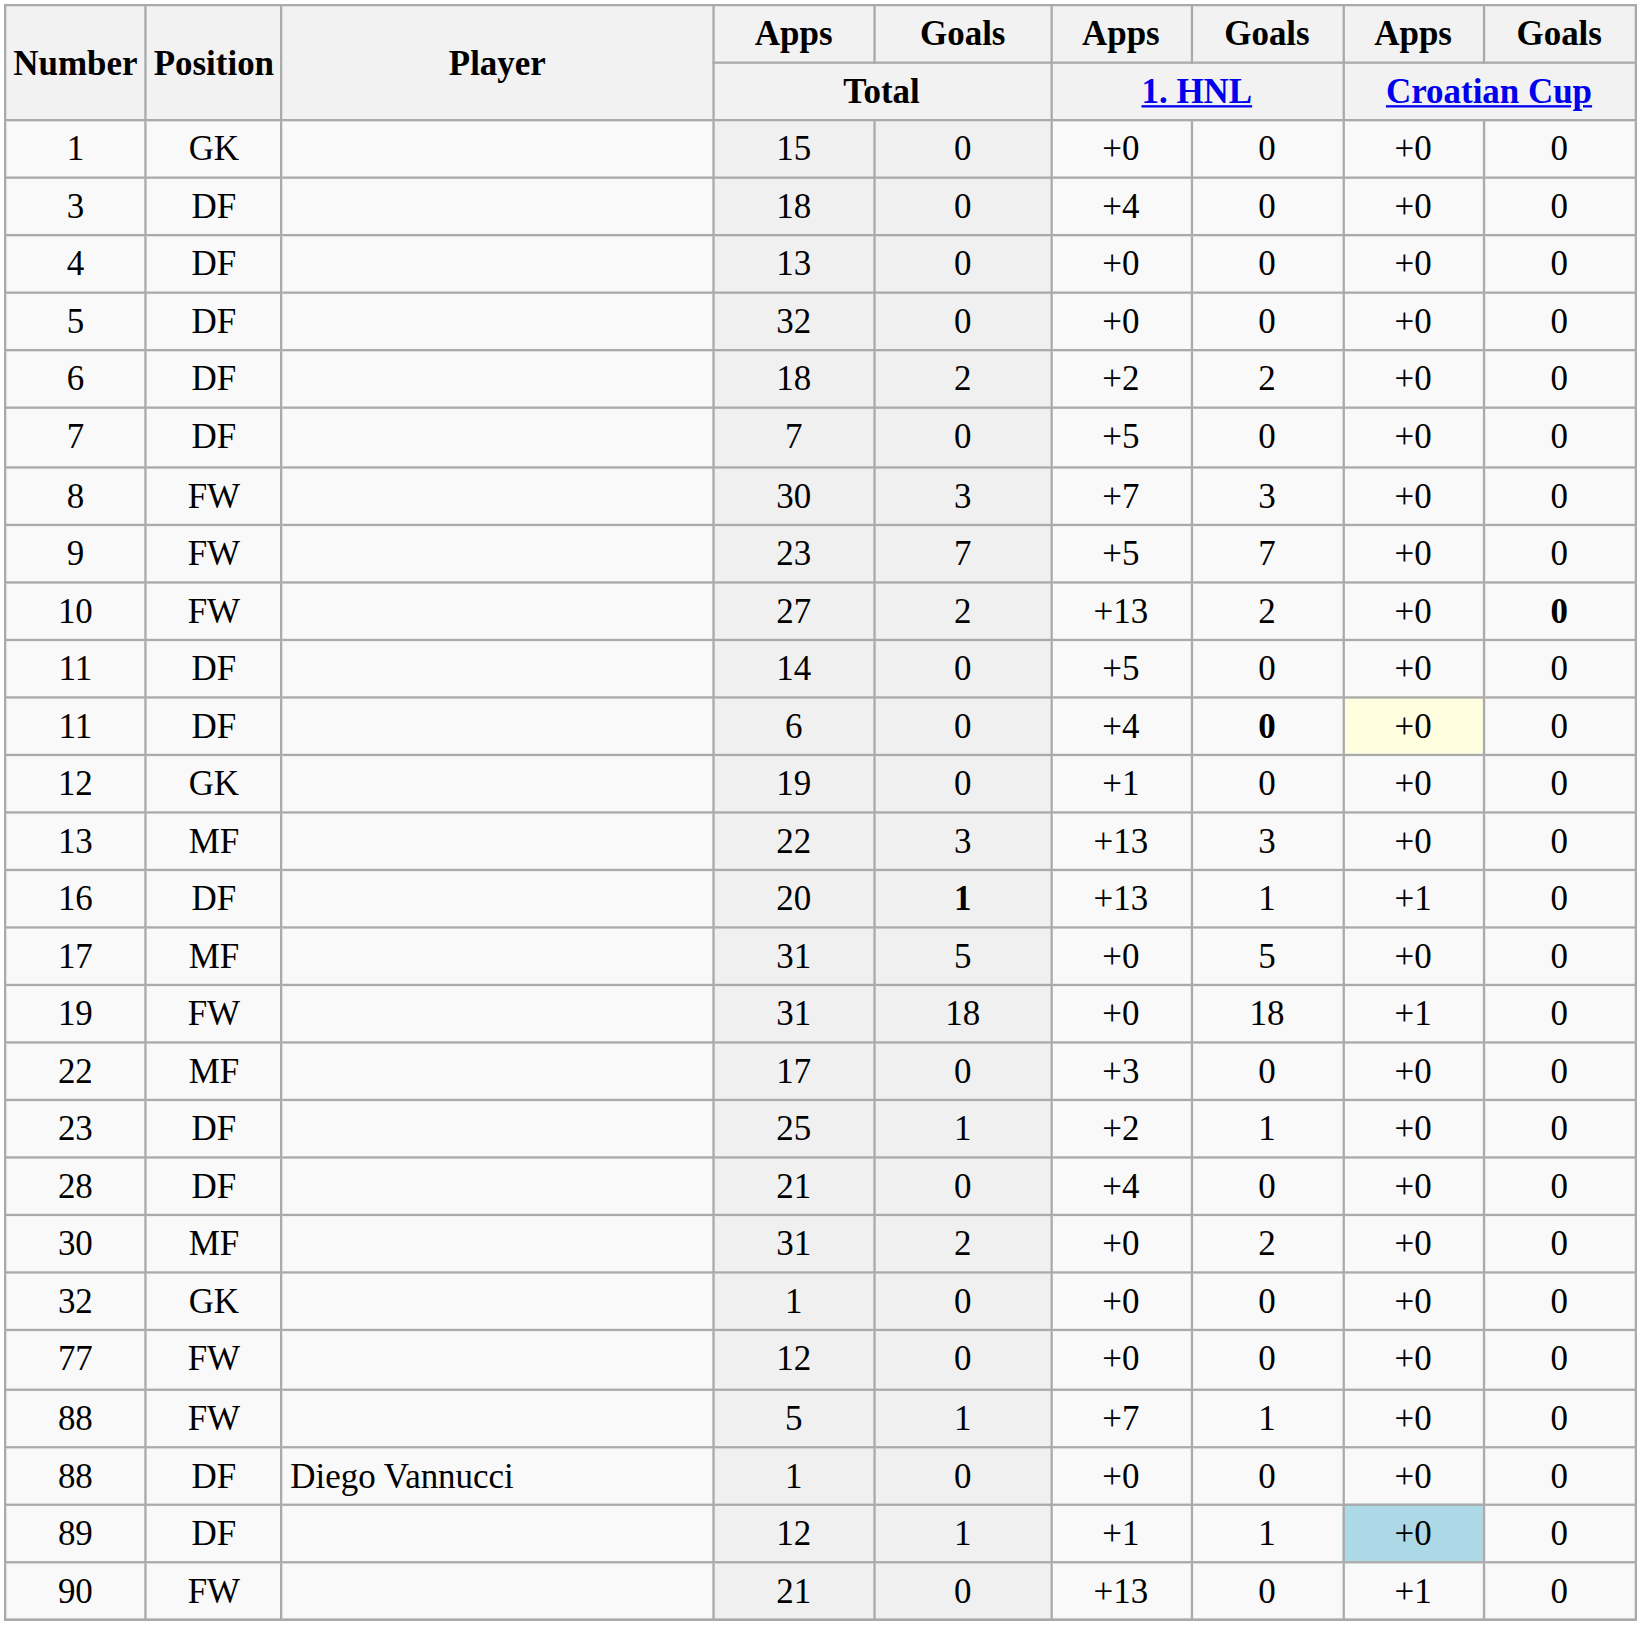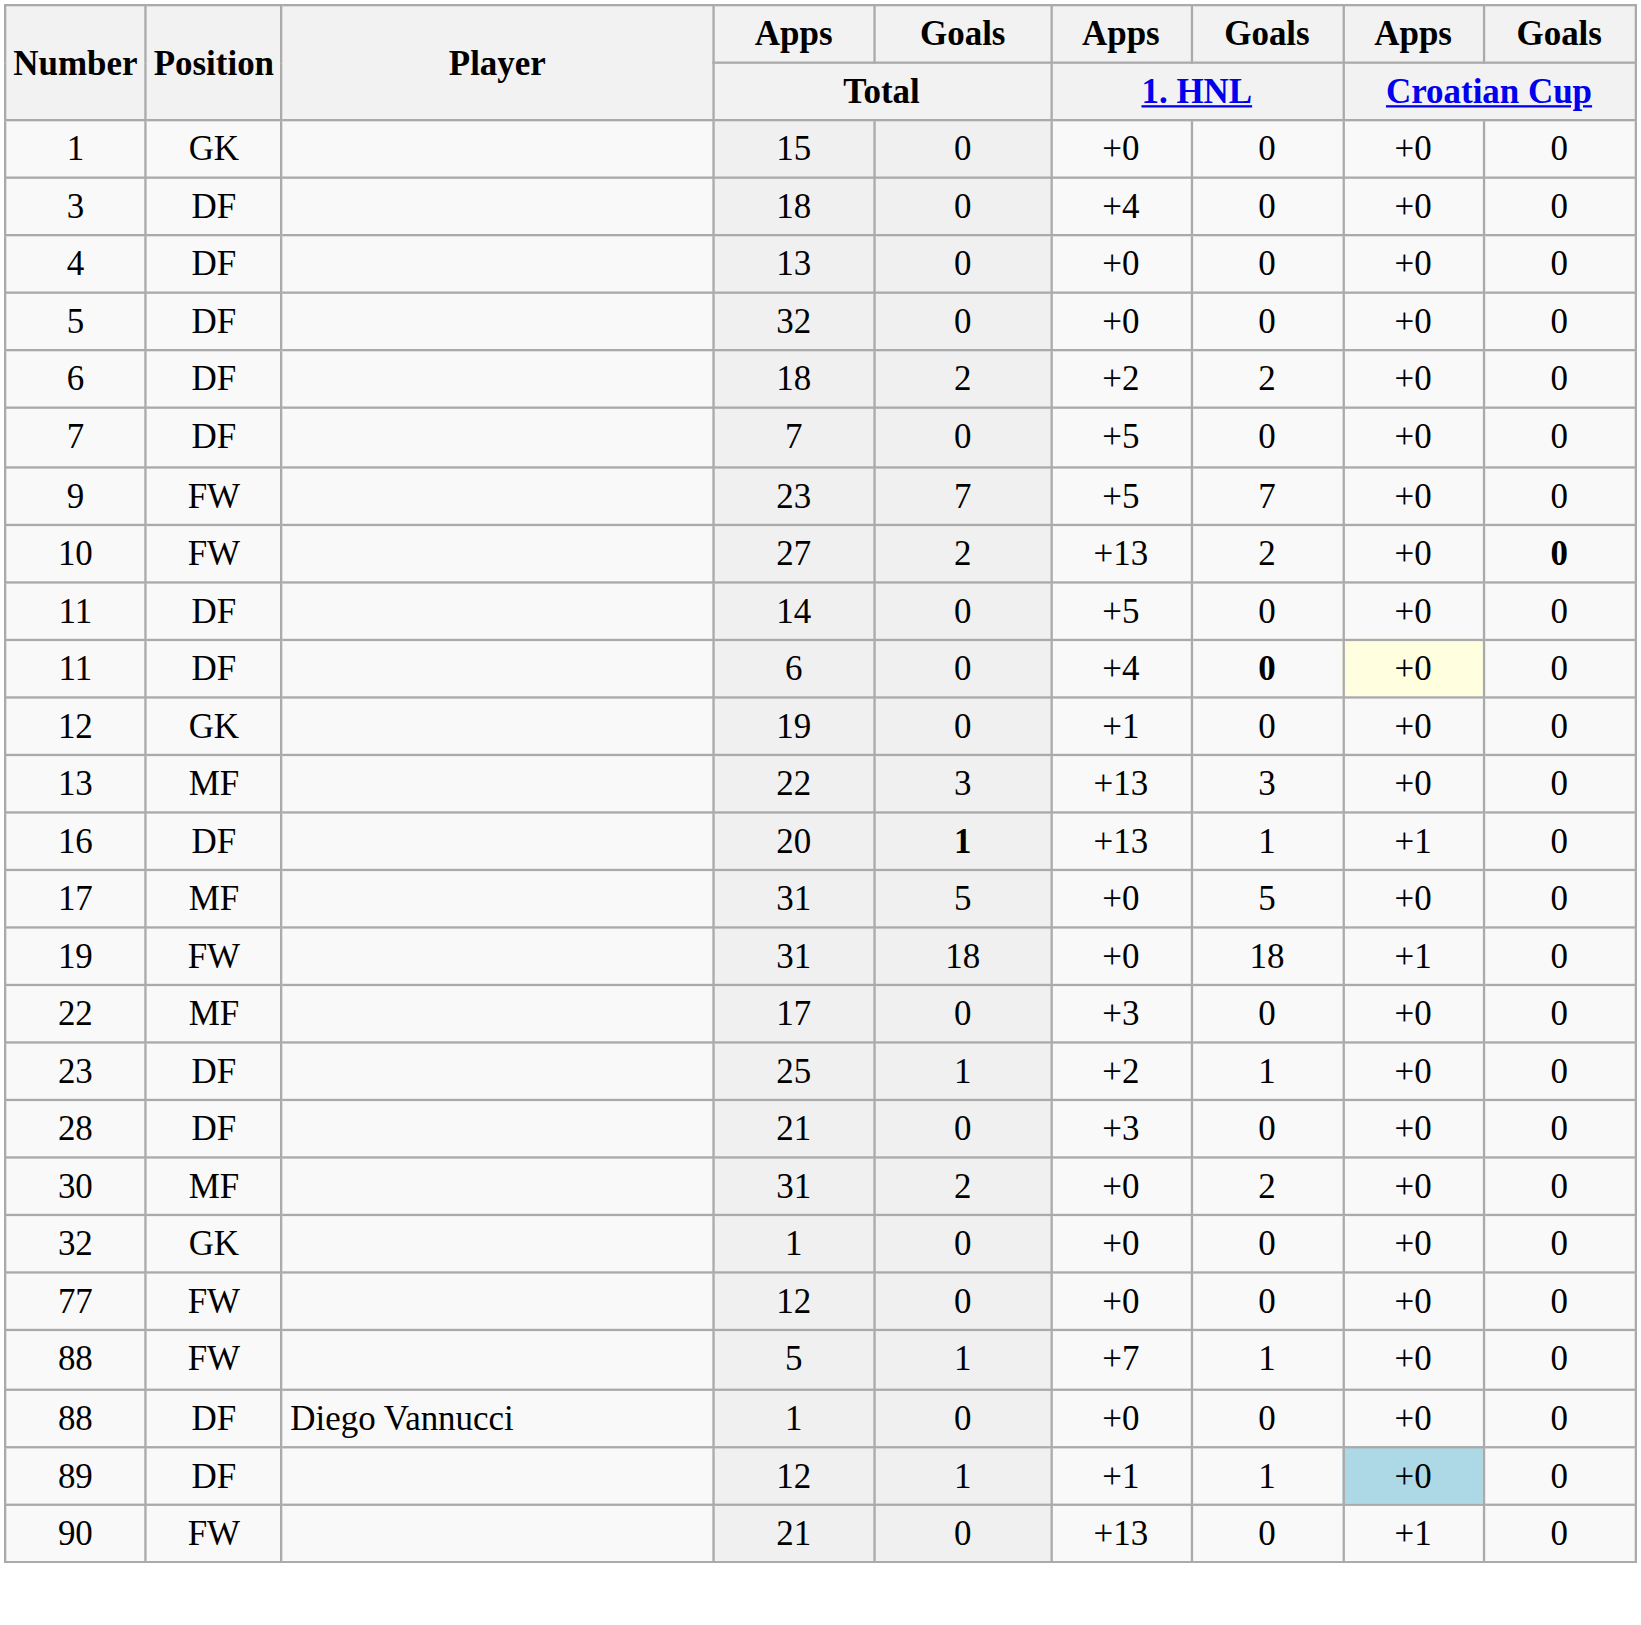- row: (75, 494)
(1121, 1186) +4 -> (1121, 1128) +3
